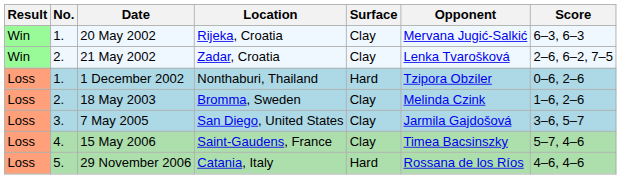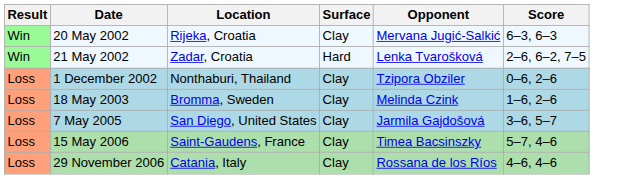- column: (64, 14)
(363, 56) Clay -> (337, 56) Hard
(364, 78) Hard -> (336, 78) Clay
(364, 162) Hard -> (336, 162) Clay
